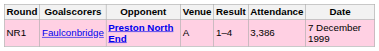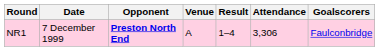columns swapped: (340, 12) <-> (73, 12)
(263, 33) 3,386 -> (265, 33) 3,306
